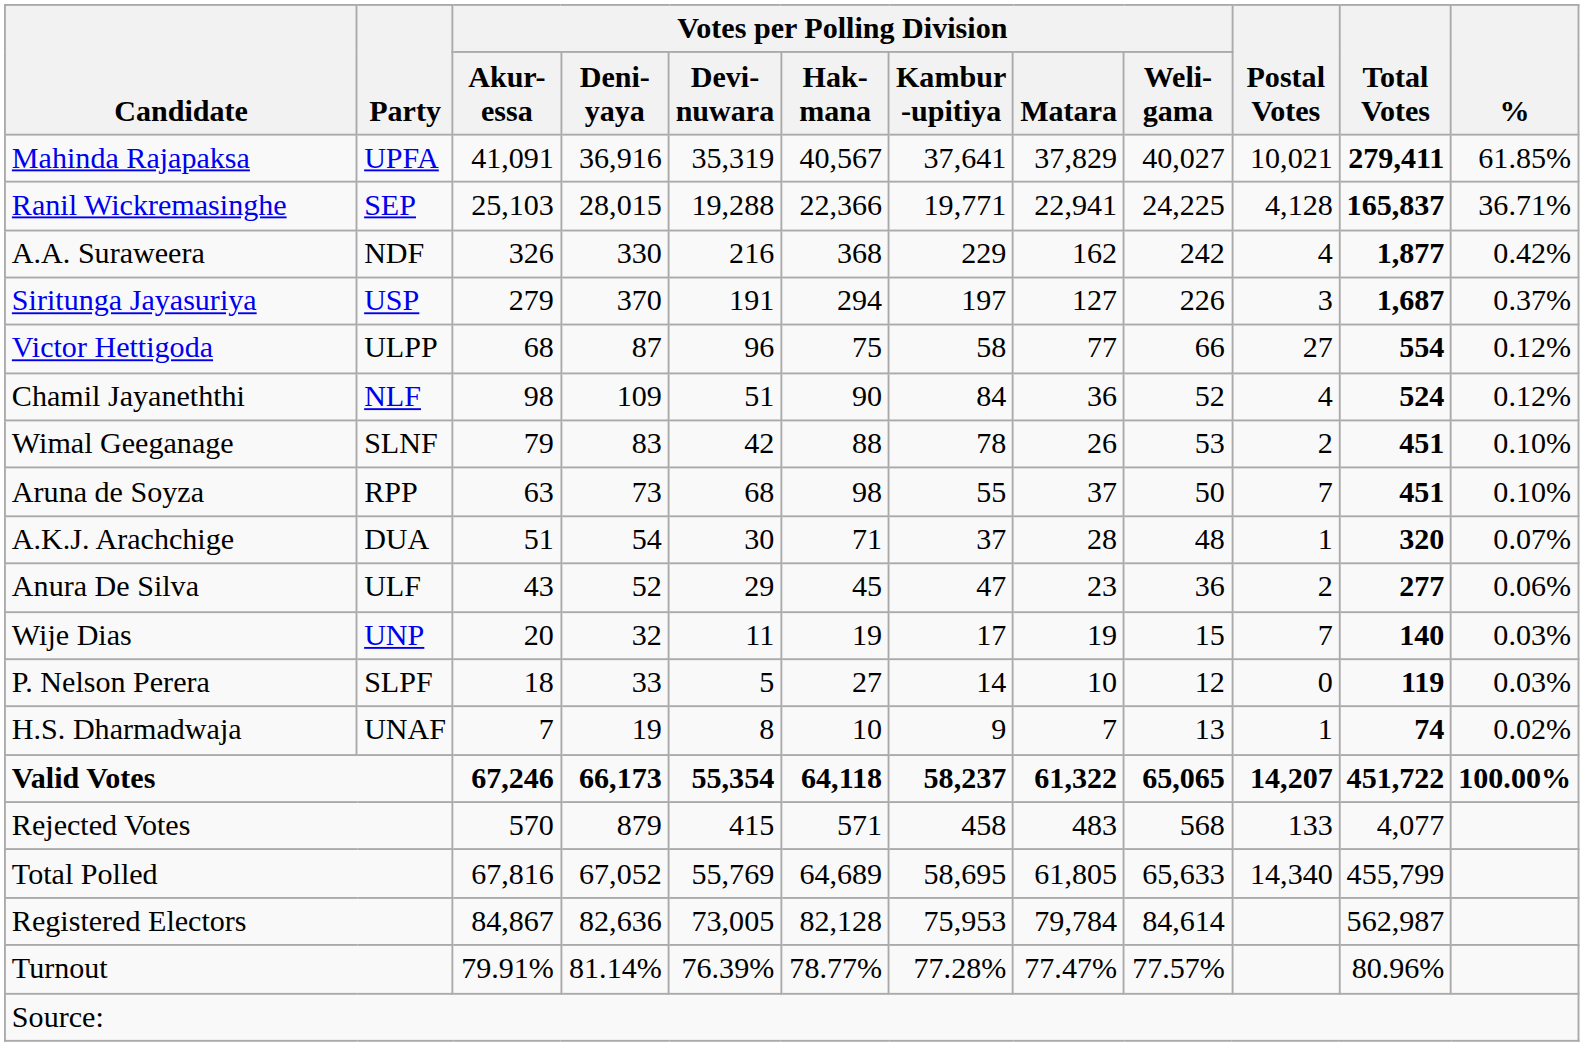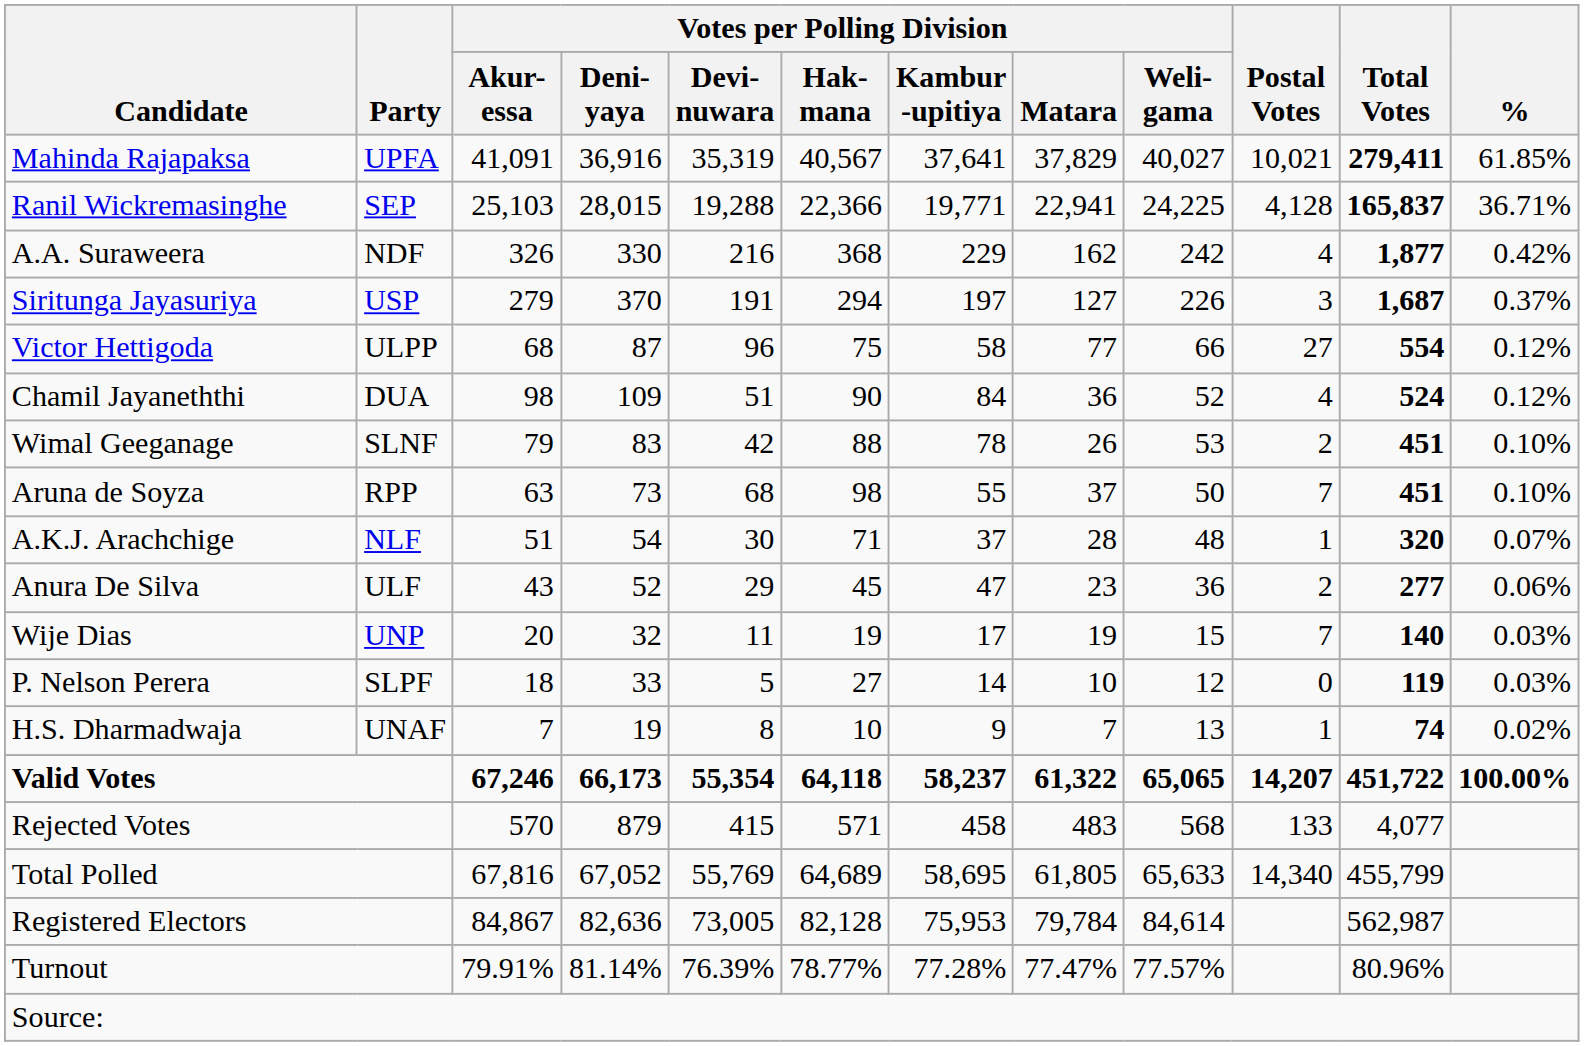(393, 396) NLF -> (397, 396) DUA
(397, 539) DUA -> (393, 539) NLF
